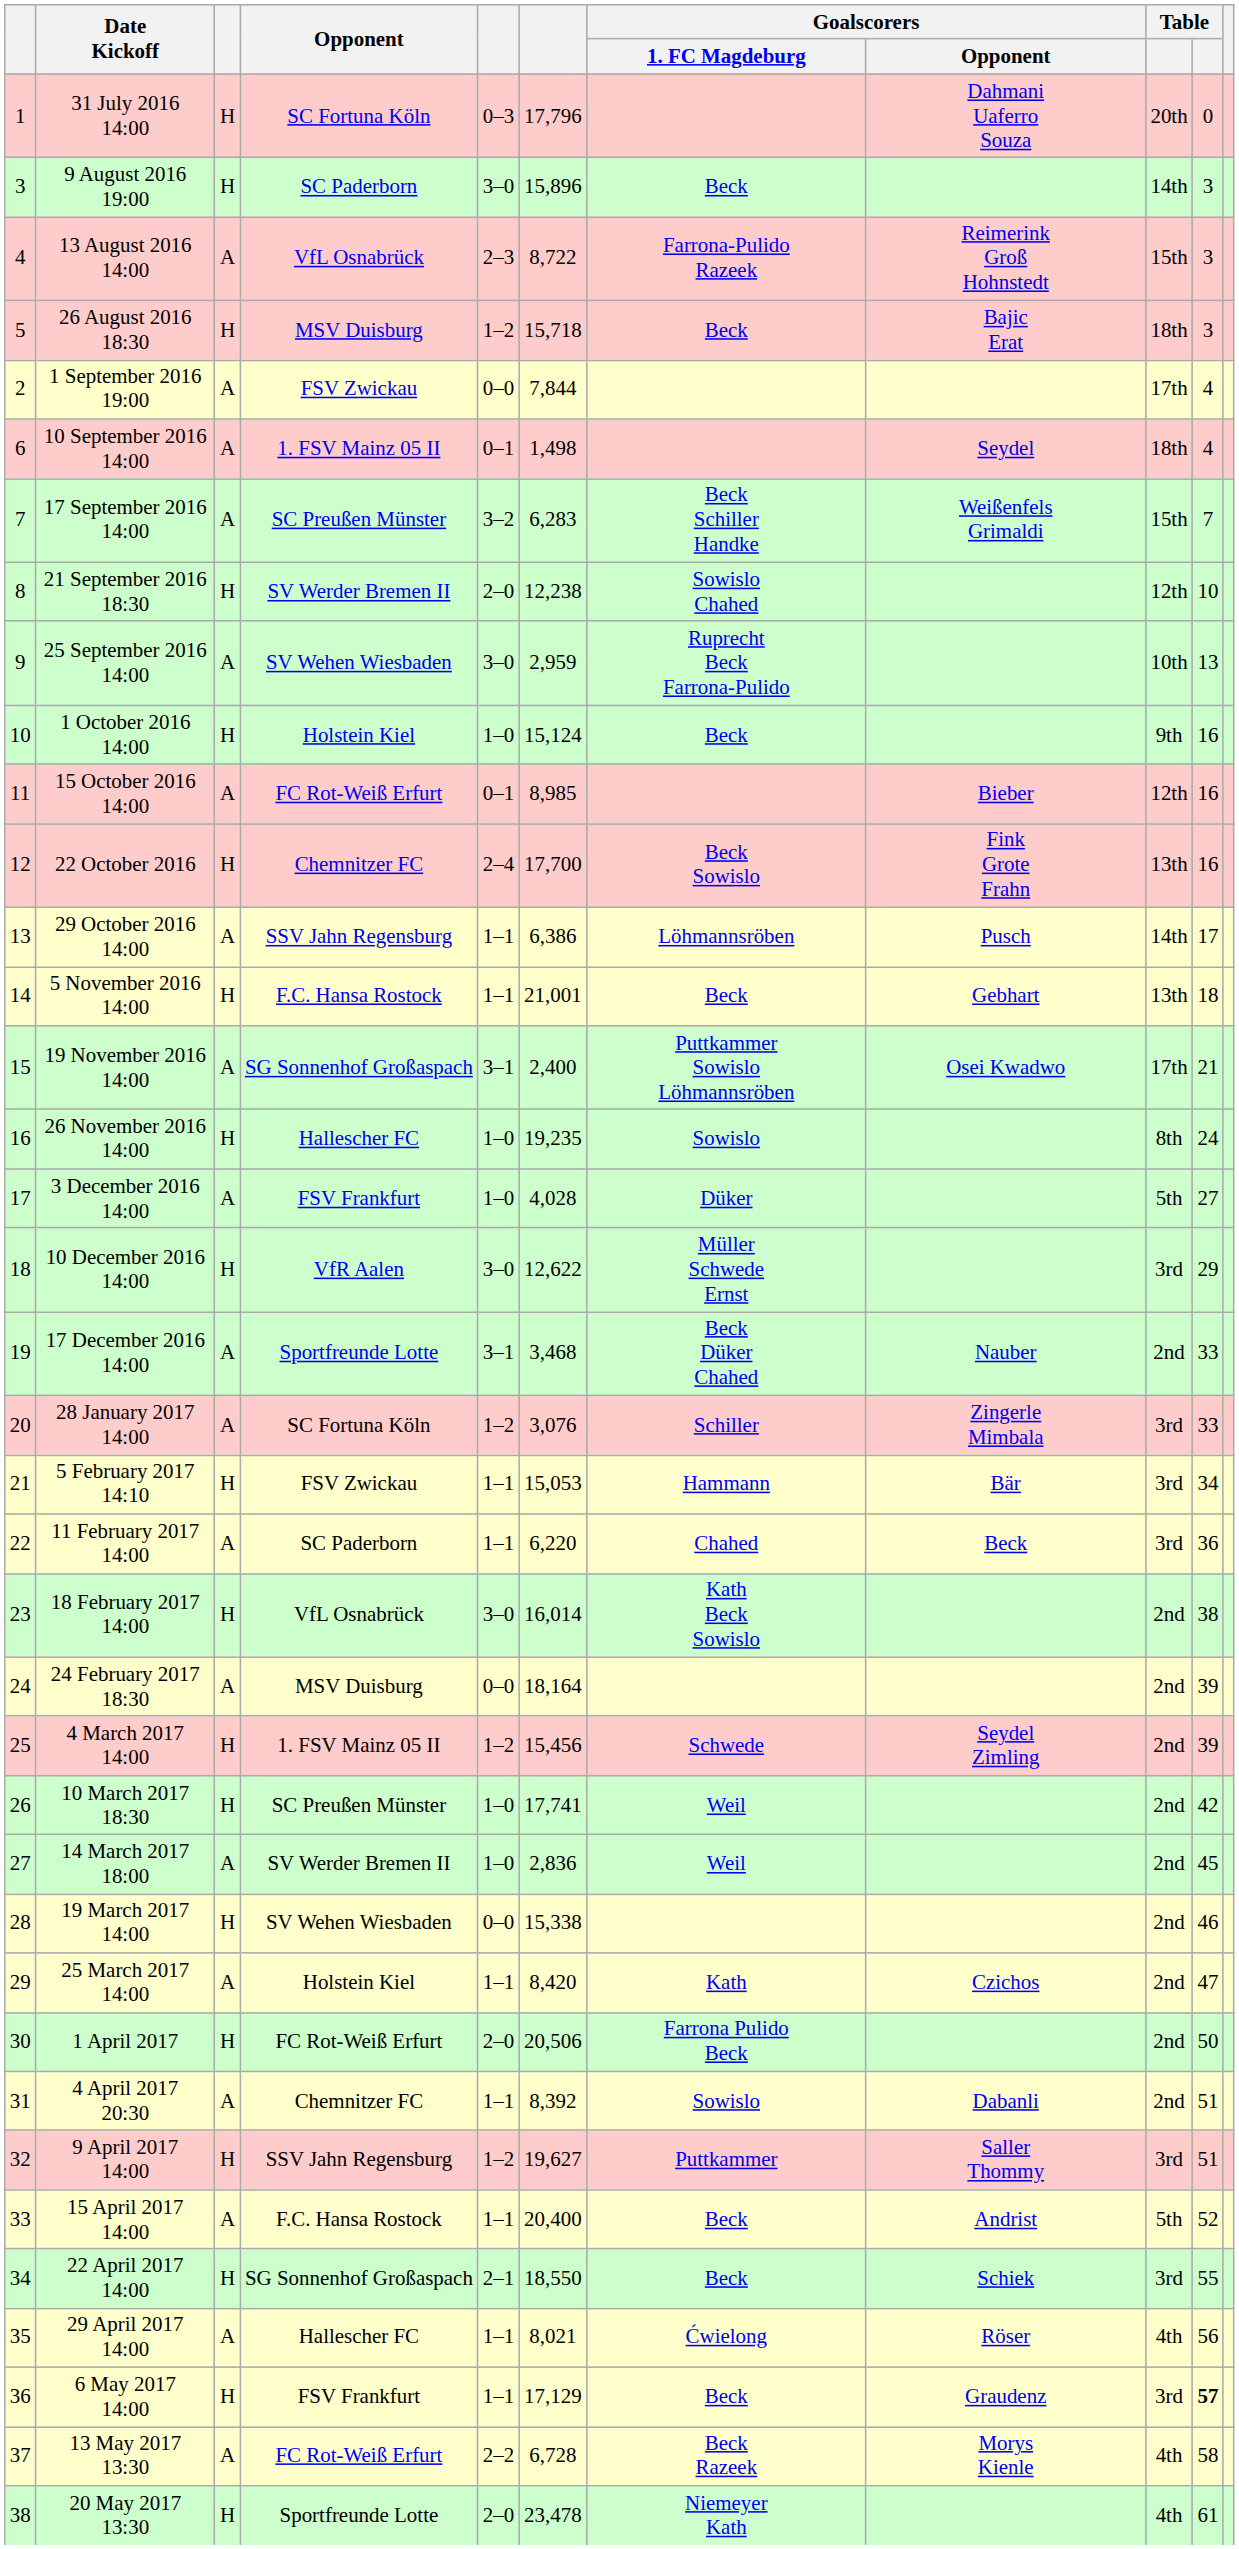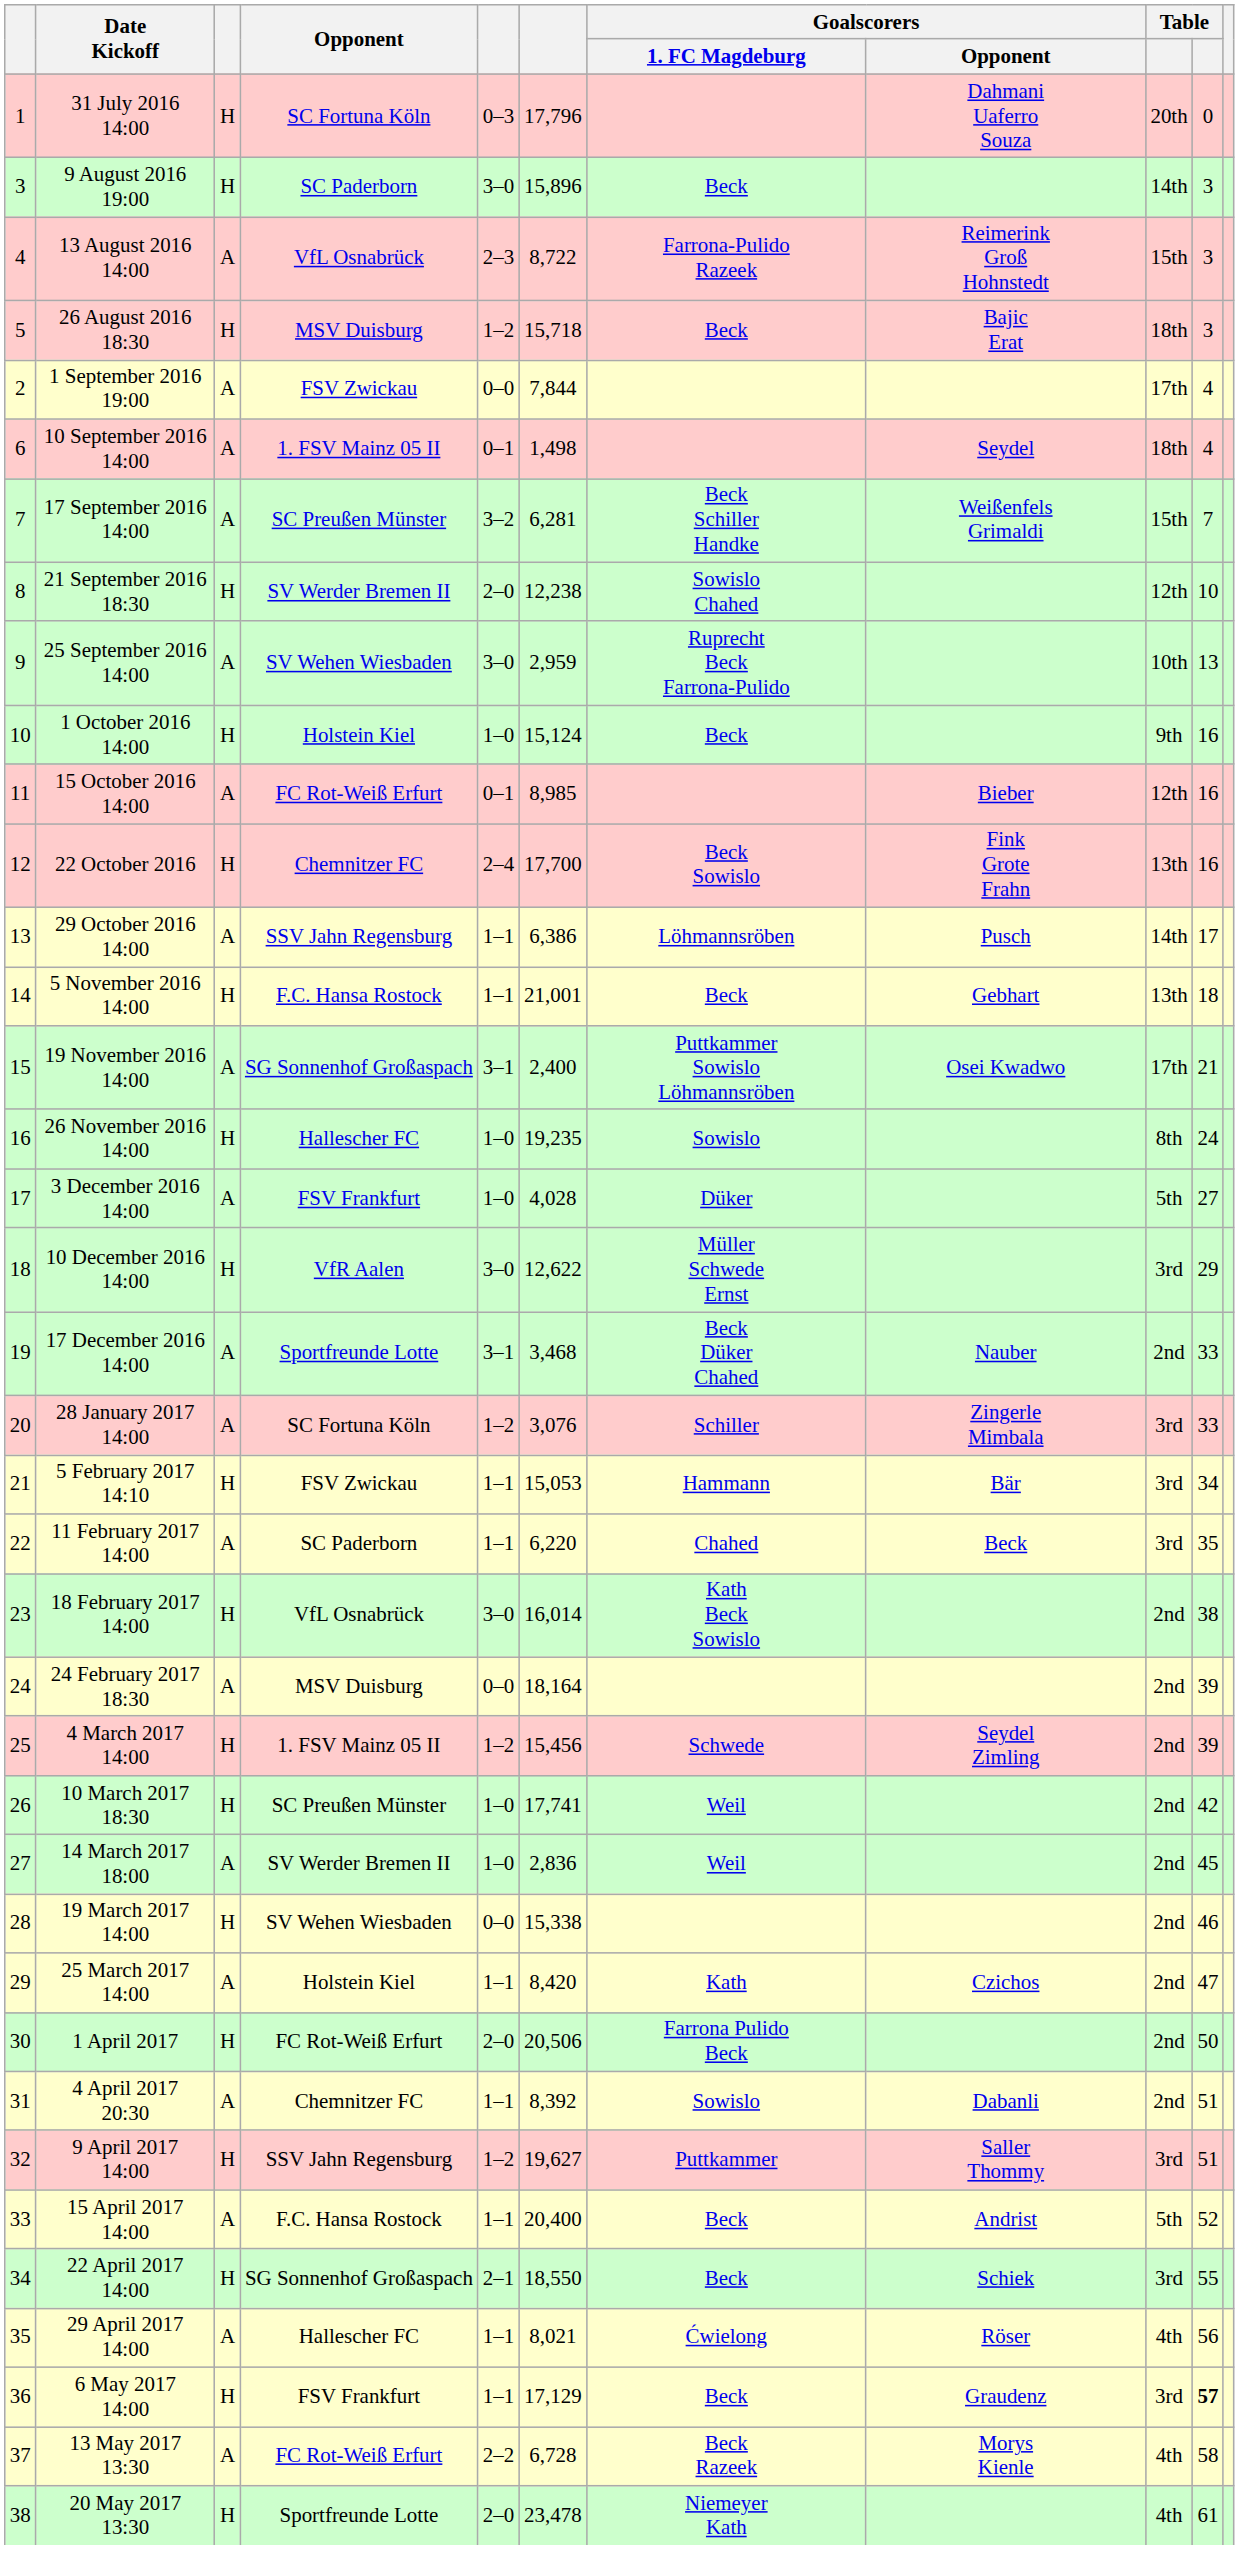(553, 519) 6,283 -> (553, 519) 6,281
(1208, 1542) 36 -> (1208, 1542) 35
